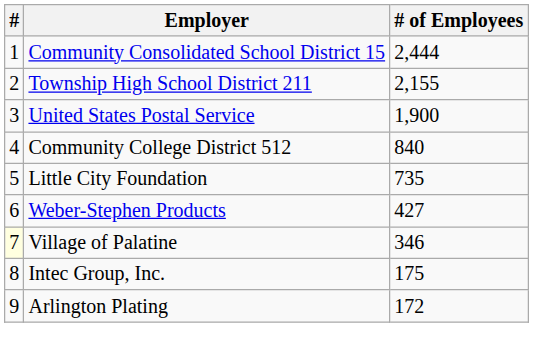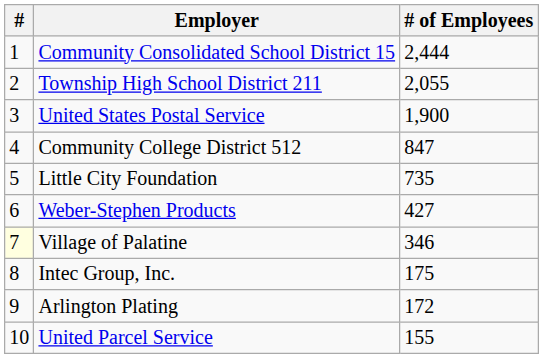(417, 83) 2,155 -> (427, 83) 2,055
(409, 147) 840 -> (419, 147) 847
+ row: (126, 337)
